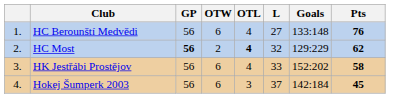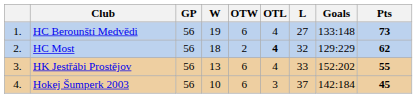+ column: (215, 13)
(358, 31) 76 -> (384, 31) 73
(189, 48) bold -> (189, 48) normal
(358, 66) 58 -> (384, 66) 55
